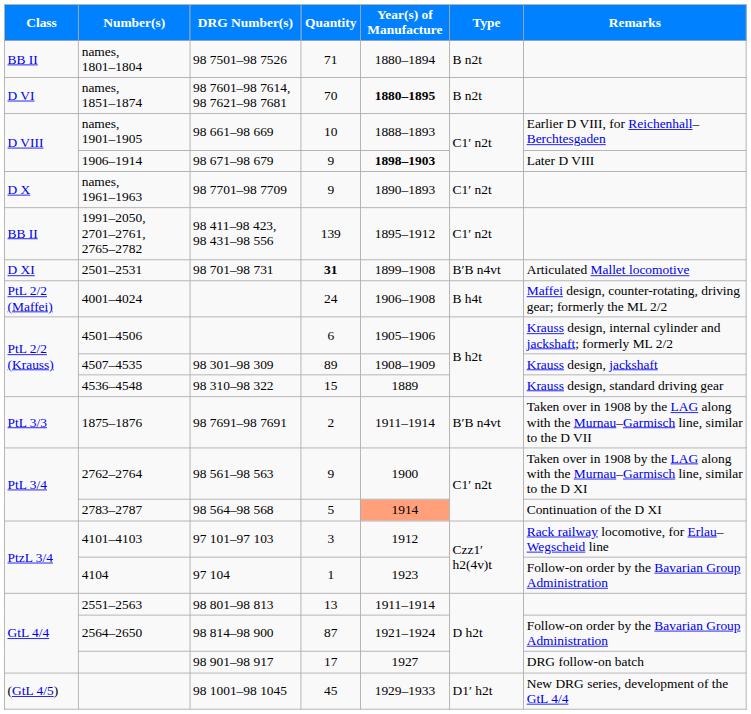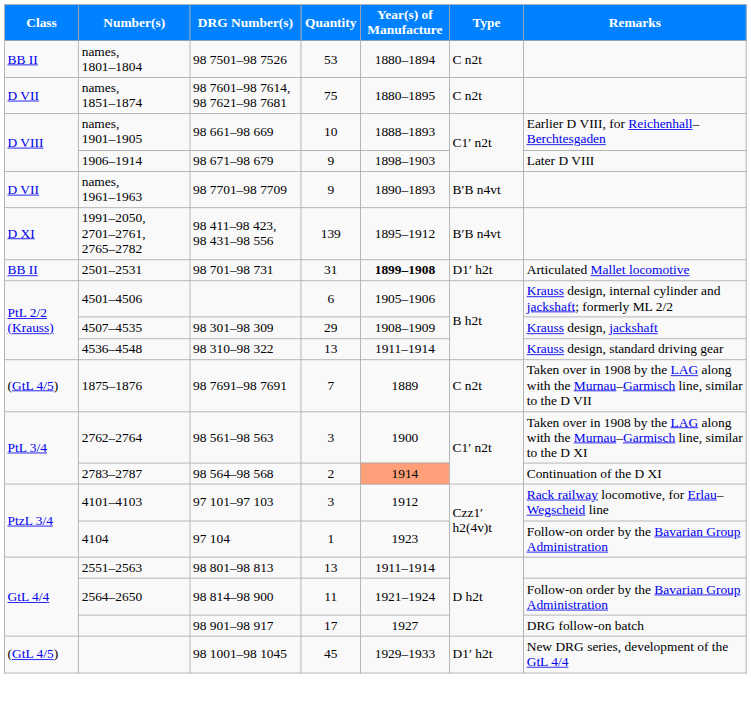(331, 59) 71 -> (331, 59) 53
(467, 59) B n2t -> (467, 59) C n2t
(21, 95) D VI -> (23, 95) D VII
(331, 95) 70 -> (331, 95) 75
(405, 95) bold -> (405, 95) normal
(467, 95) B n2t -> (467, 95) C n2t
(405, 160) bold -> (405, 160) normal
(19, 189) D X -> (23, 189) D VII
(472, 189) C1′ n2t -> (477, 189) B′B n4vt
(23, 233) BB II -> (21, 233) D XI
(472, 233) C1′ n2t -> (477, 233) B′B n4vt
(21, 270) D XI -> (23, 270) BB II
(331, 270) bold -> (331, 270) normal
(405, 270) normal -> (405, 270) bold
(477, 270) B′B n4vt -> (472, 270) D1′ h2t
- row: (112, 299)
(331, 364) 89 -> (331, 327) 29
(331, 385) 15 -> (331, 349) 13
(405, 385) 1889 -> (405, 349) 1911–1914
(27, 422) PtL 3/3 -> (33, 385) (GtL 4/5)
(331, 422) 2 -> (331, 385) 7
(405, 422) 1911–1914 -> (405, 385) 1889
(477, 422) B′B n4vt -> (467, 385) C n2t
(331, 473) 9 -> (331, 437) 3
(331, 510) 5 -> (331, 473) 2
(331, 633) 87 -> (331, 596) 11
